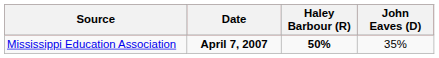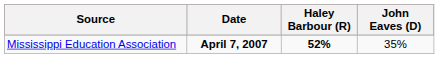(319, 44) 50% -> (319, 44) 52%
